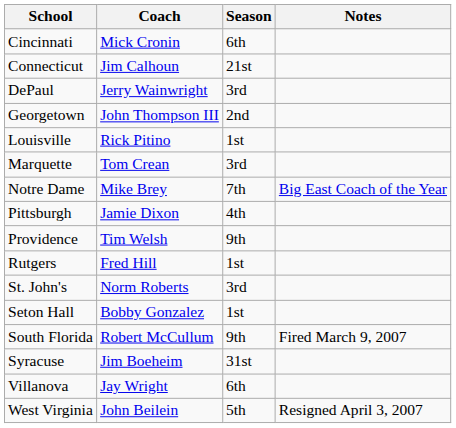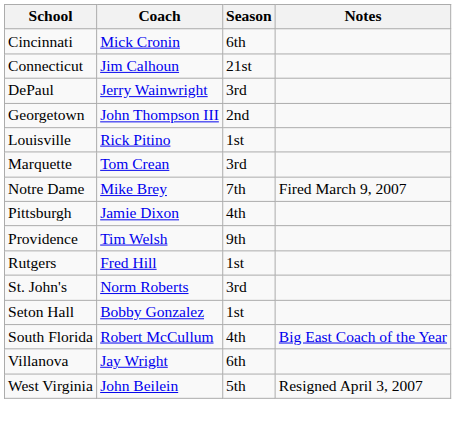(363, 189) Big East Coach of the Year -> (343, 189) Fired March 9, 2007
(236, 336) 9th -> (236, 336) 4th
(343, 336) Fired March 9, 2007 -> (363, 336) Big East Coach of the Year
- row: (36, 361)
